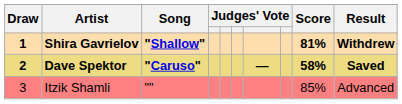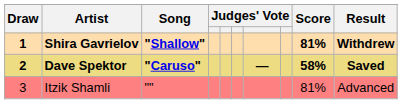(313, 88) 85% -> (313, 88) 81%
